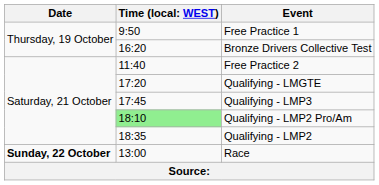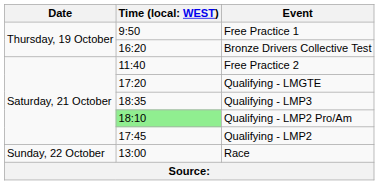(132, 101) 17:45 -> (132, 101) 18:35
(132, 136) 18:35 -> (132, 136) 17:45
(59, 154) bold -> (56, 154) normal
